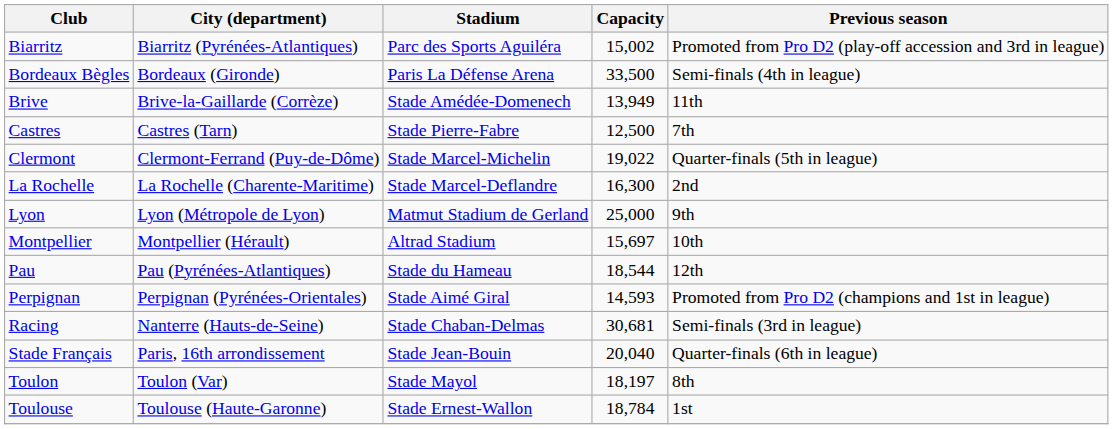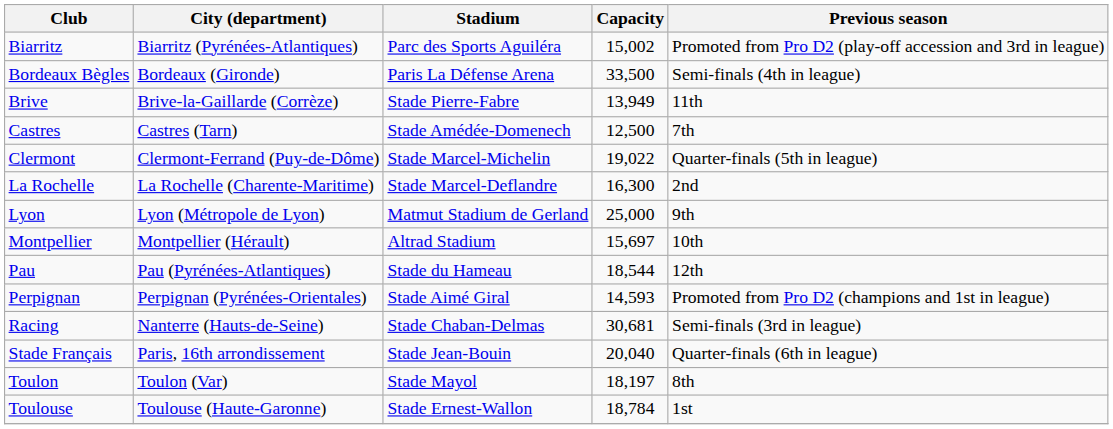(479, 102) Stade Amédée-Domenech -> (453, 102) Stade Pierre-Fabre
(453, 130) Stade Pierre-Fabre -> (479, 130) Stade Amédée-Domenech
